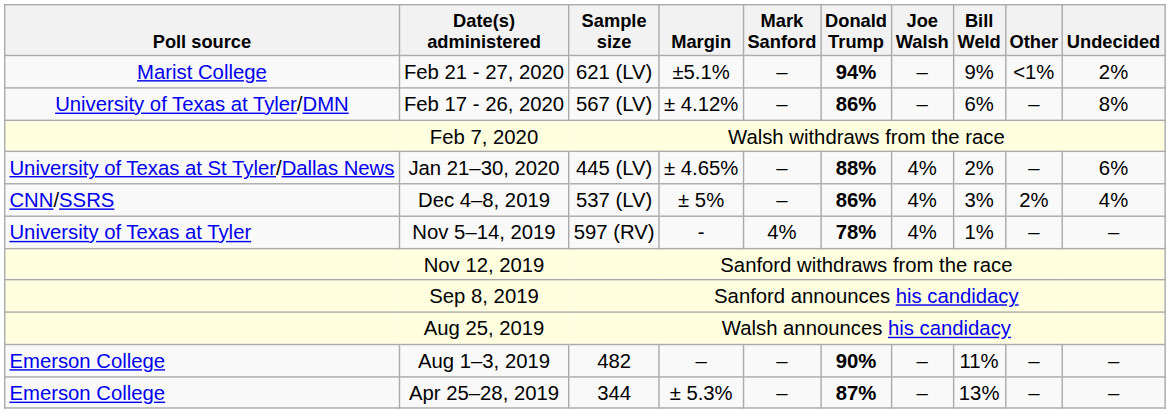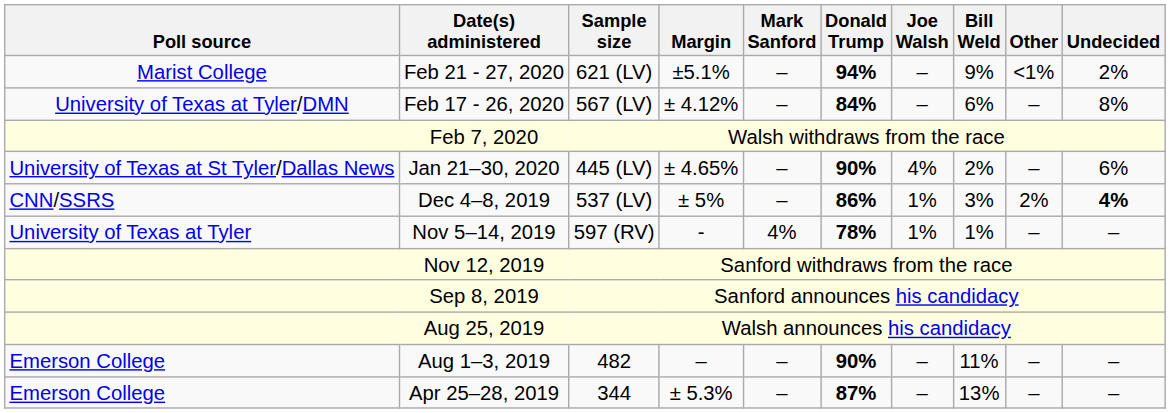(856, 104) 86% -> (856, 104) 84%
(856, 168) 88% -> (856, 168) 90%
(922, 200) 4% -> (922, 200) 1%
(1114, 200) normal -> (1114, 200) bold
(922, 233) 4% -> (922, 233) 1%
